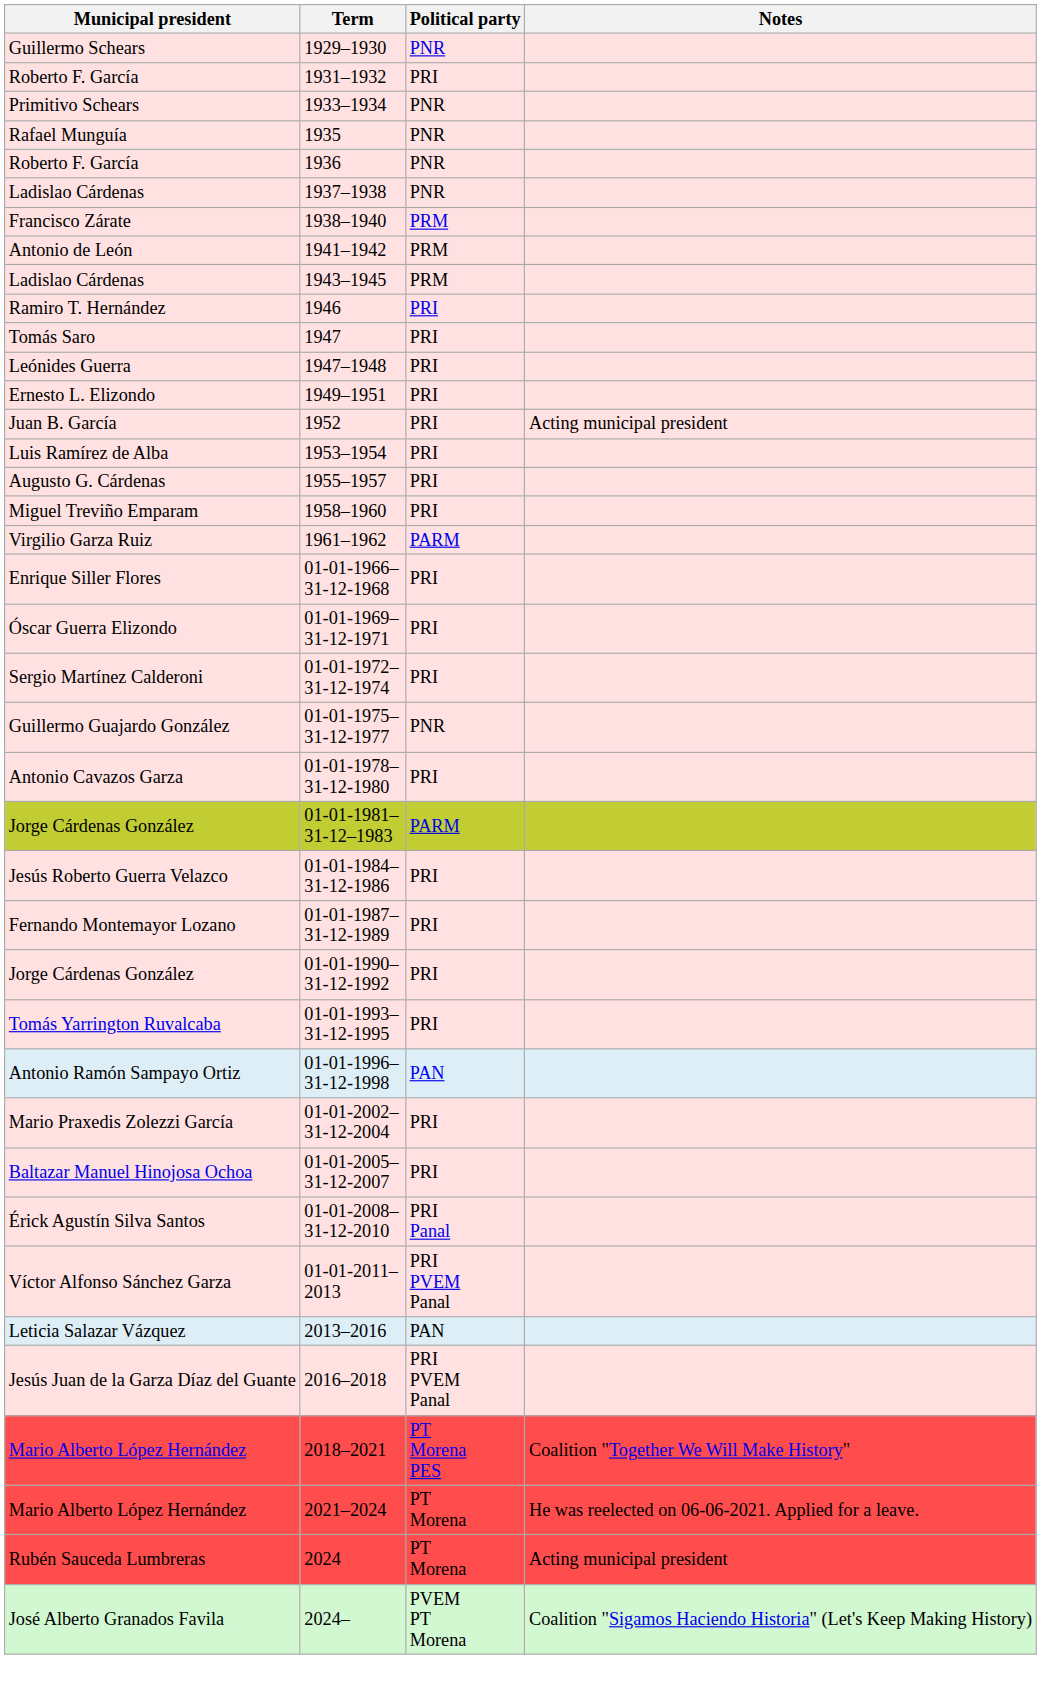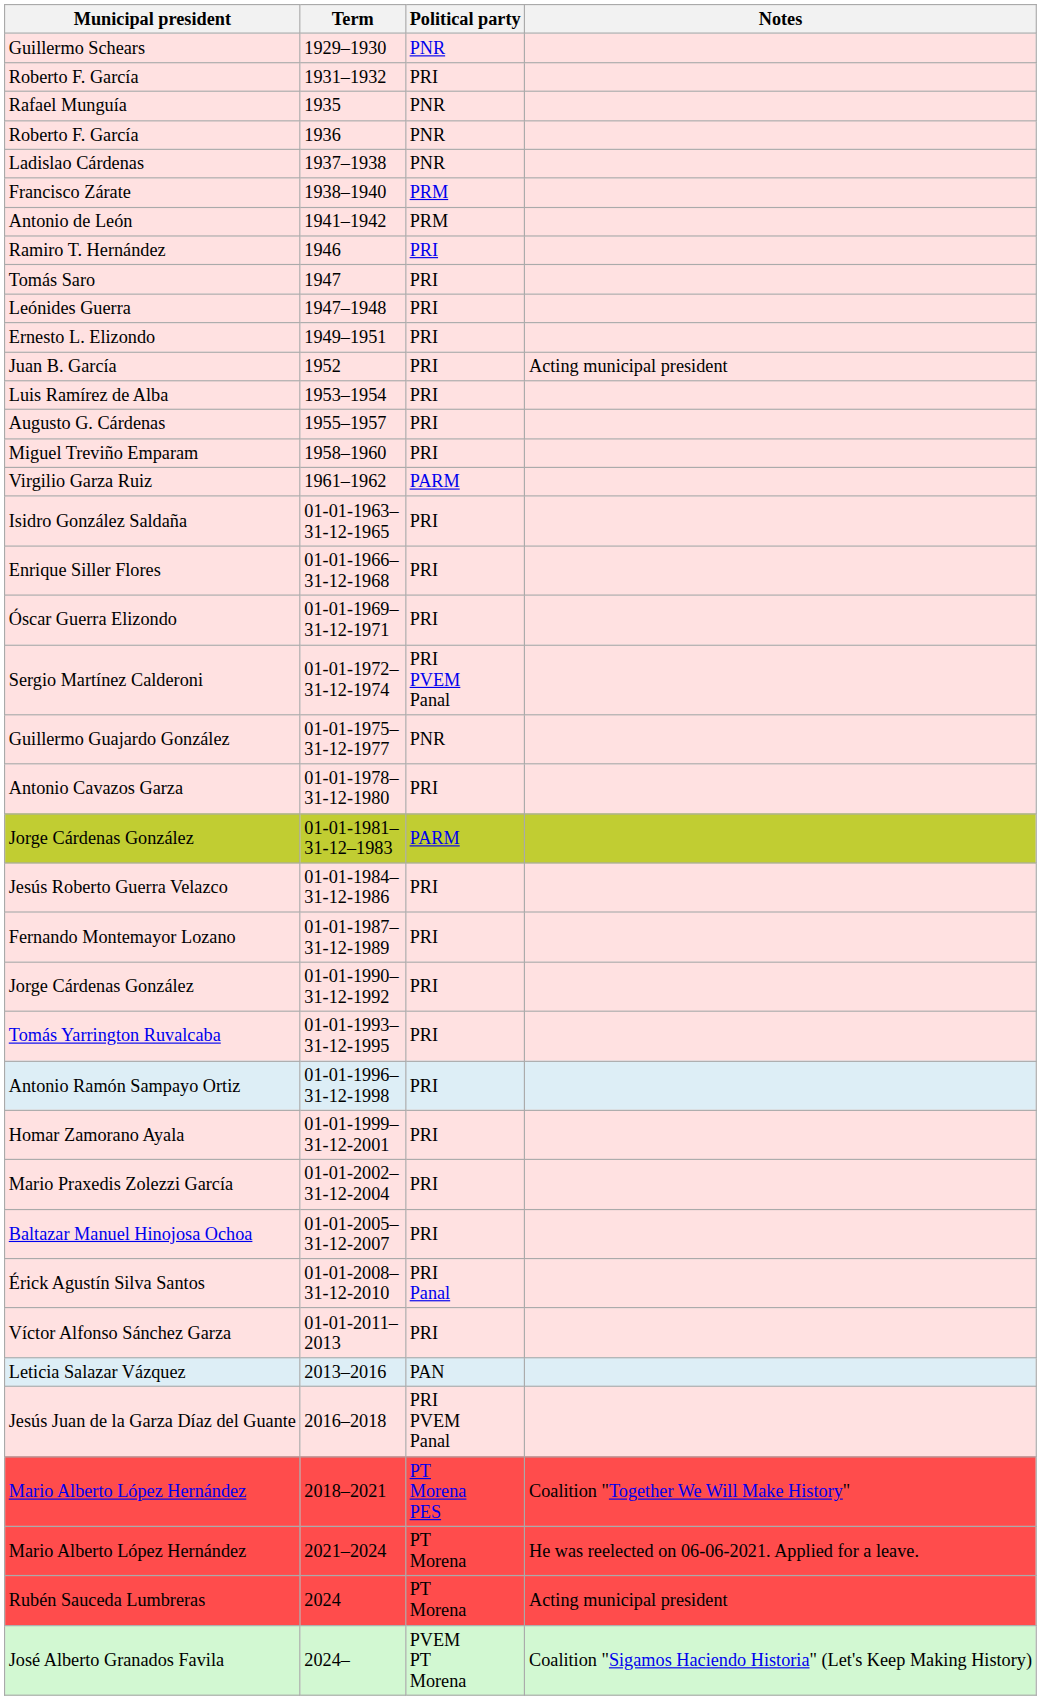- row: (74, 105)
- row: (76, 279)
+ row: (98, 520)
(424, 677) PRI -> (435, 679) PRI PVEM Panal
(427, 1073) PAN -> (424, 1085) PRI
+ row: (97, 1134)
(435, 1281) PRI PVEM Panal -> (424, 1332) PRI
